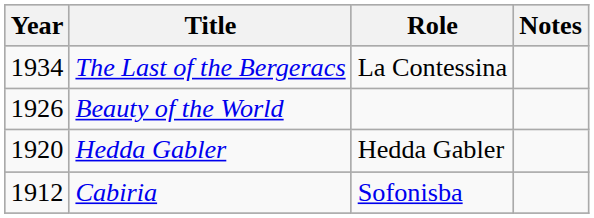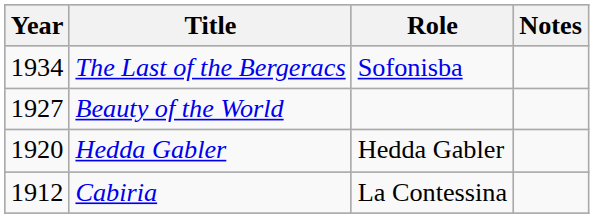(432, 66) La Contessina -> (410, 66) Sofonisba
(37, 108) 1926 -> (37, 108) 1927
(410, 191) Sofonisba -> (432, 191) La Contessina
